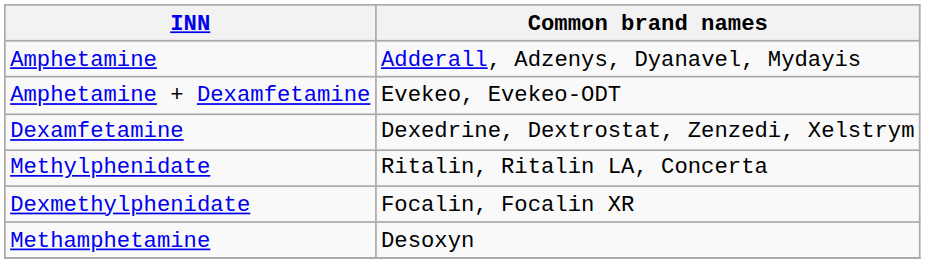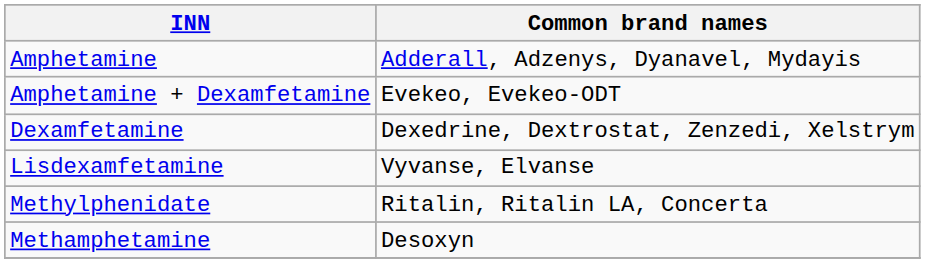+ row: (117, 168)
- row: (130, 204)
